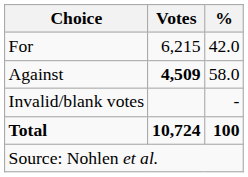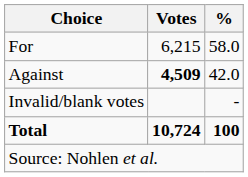(224, 46) 42.0 -> (224, 46) 58.0
(224, 74) 58.0 -> (224, 74) 42.0
